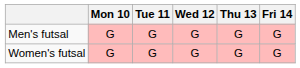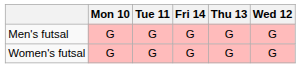columns swapped: (195, 14) <-> (277, 14)
